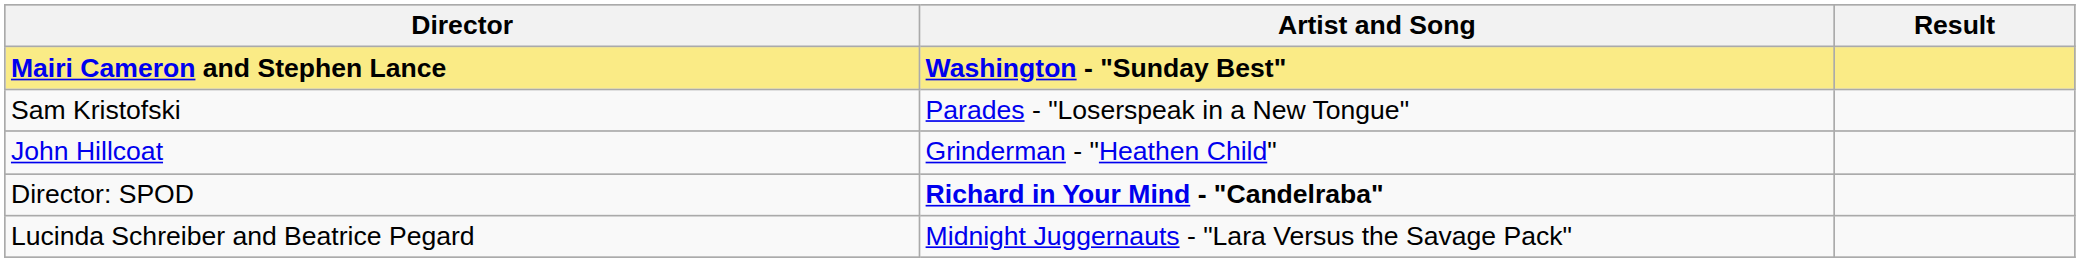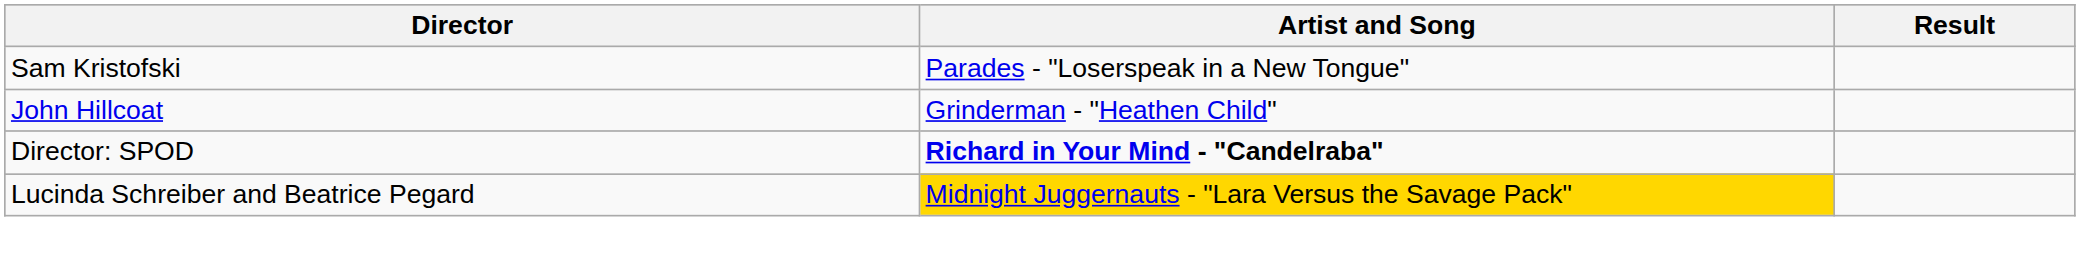- row: (229, 67)
(1249, 236) no background -> (1249, 194) gold background
